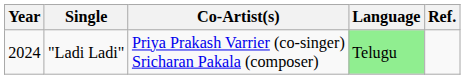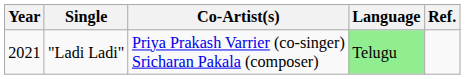(24, 52) 2024 -> (24, 52) 2021
